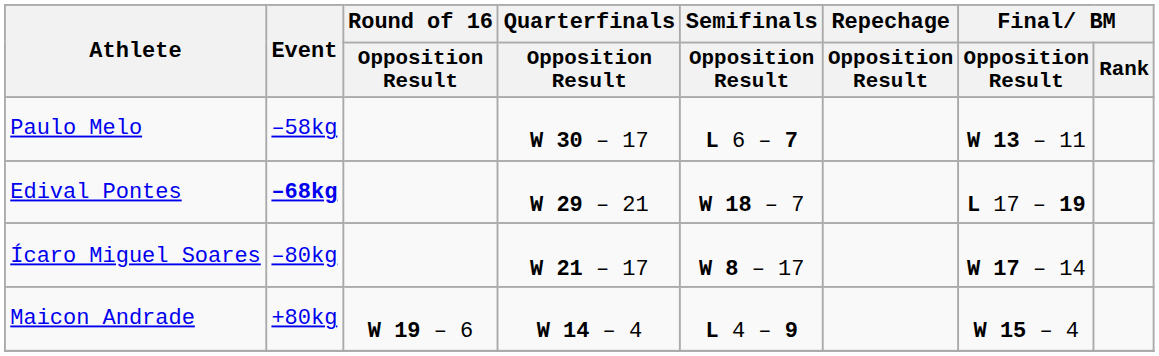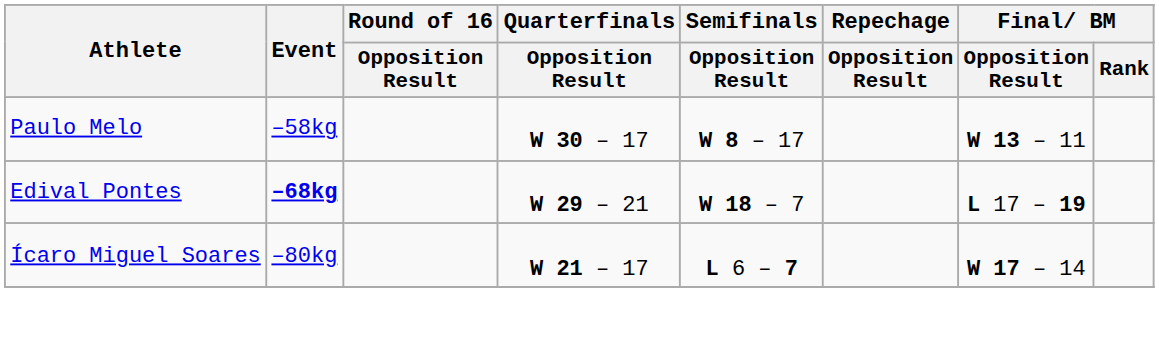(752, 142) L 6 – 7 -> (752, 142) W 8 – 17
(752, 268) W 8 – 17 -> (752, 268) L 6 – 7
- row: (103, 318)
